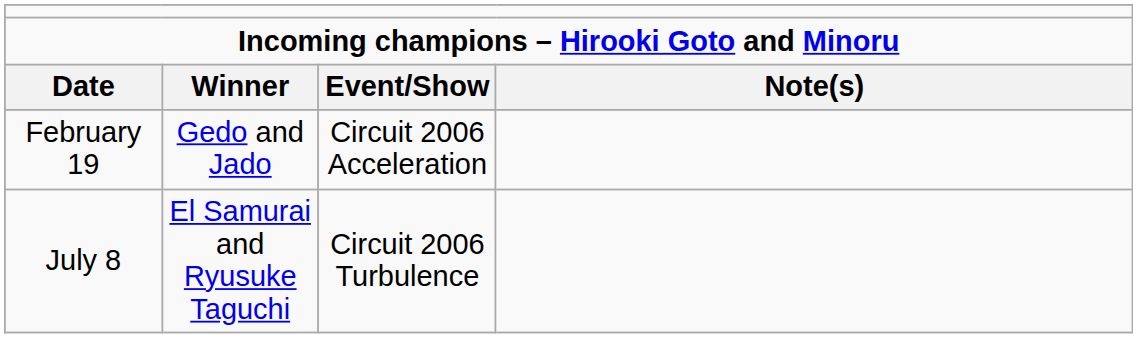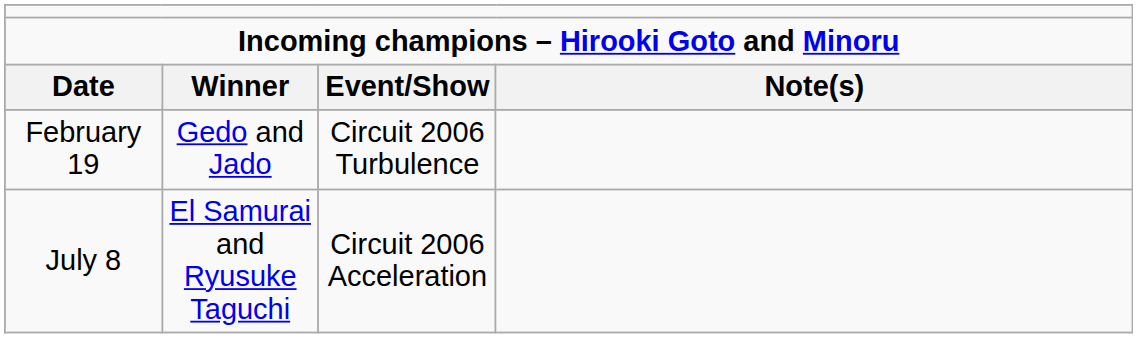(407, 148) Circuit 2006 Acceleration -> (407, 148) Circuit 2006 Turbulence
(407, 260) Circuit 2006 Turbulence -> (407, 260) Circuit 2006 Acceleration
